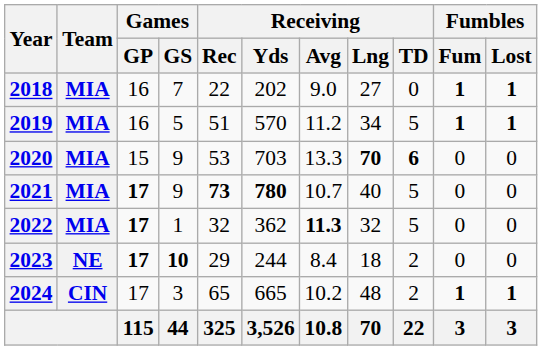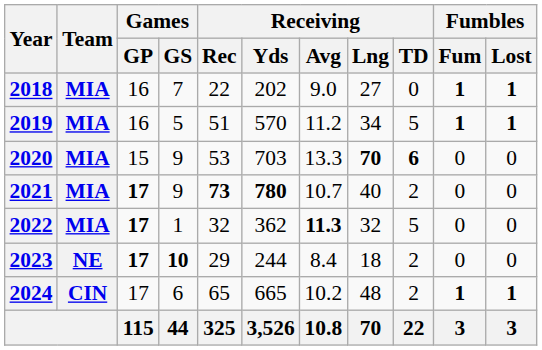(414, 191) 5 -> (414, 191) 2
(178, 293) 3 -> (178, 293) 6
